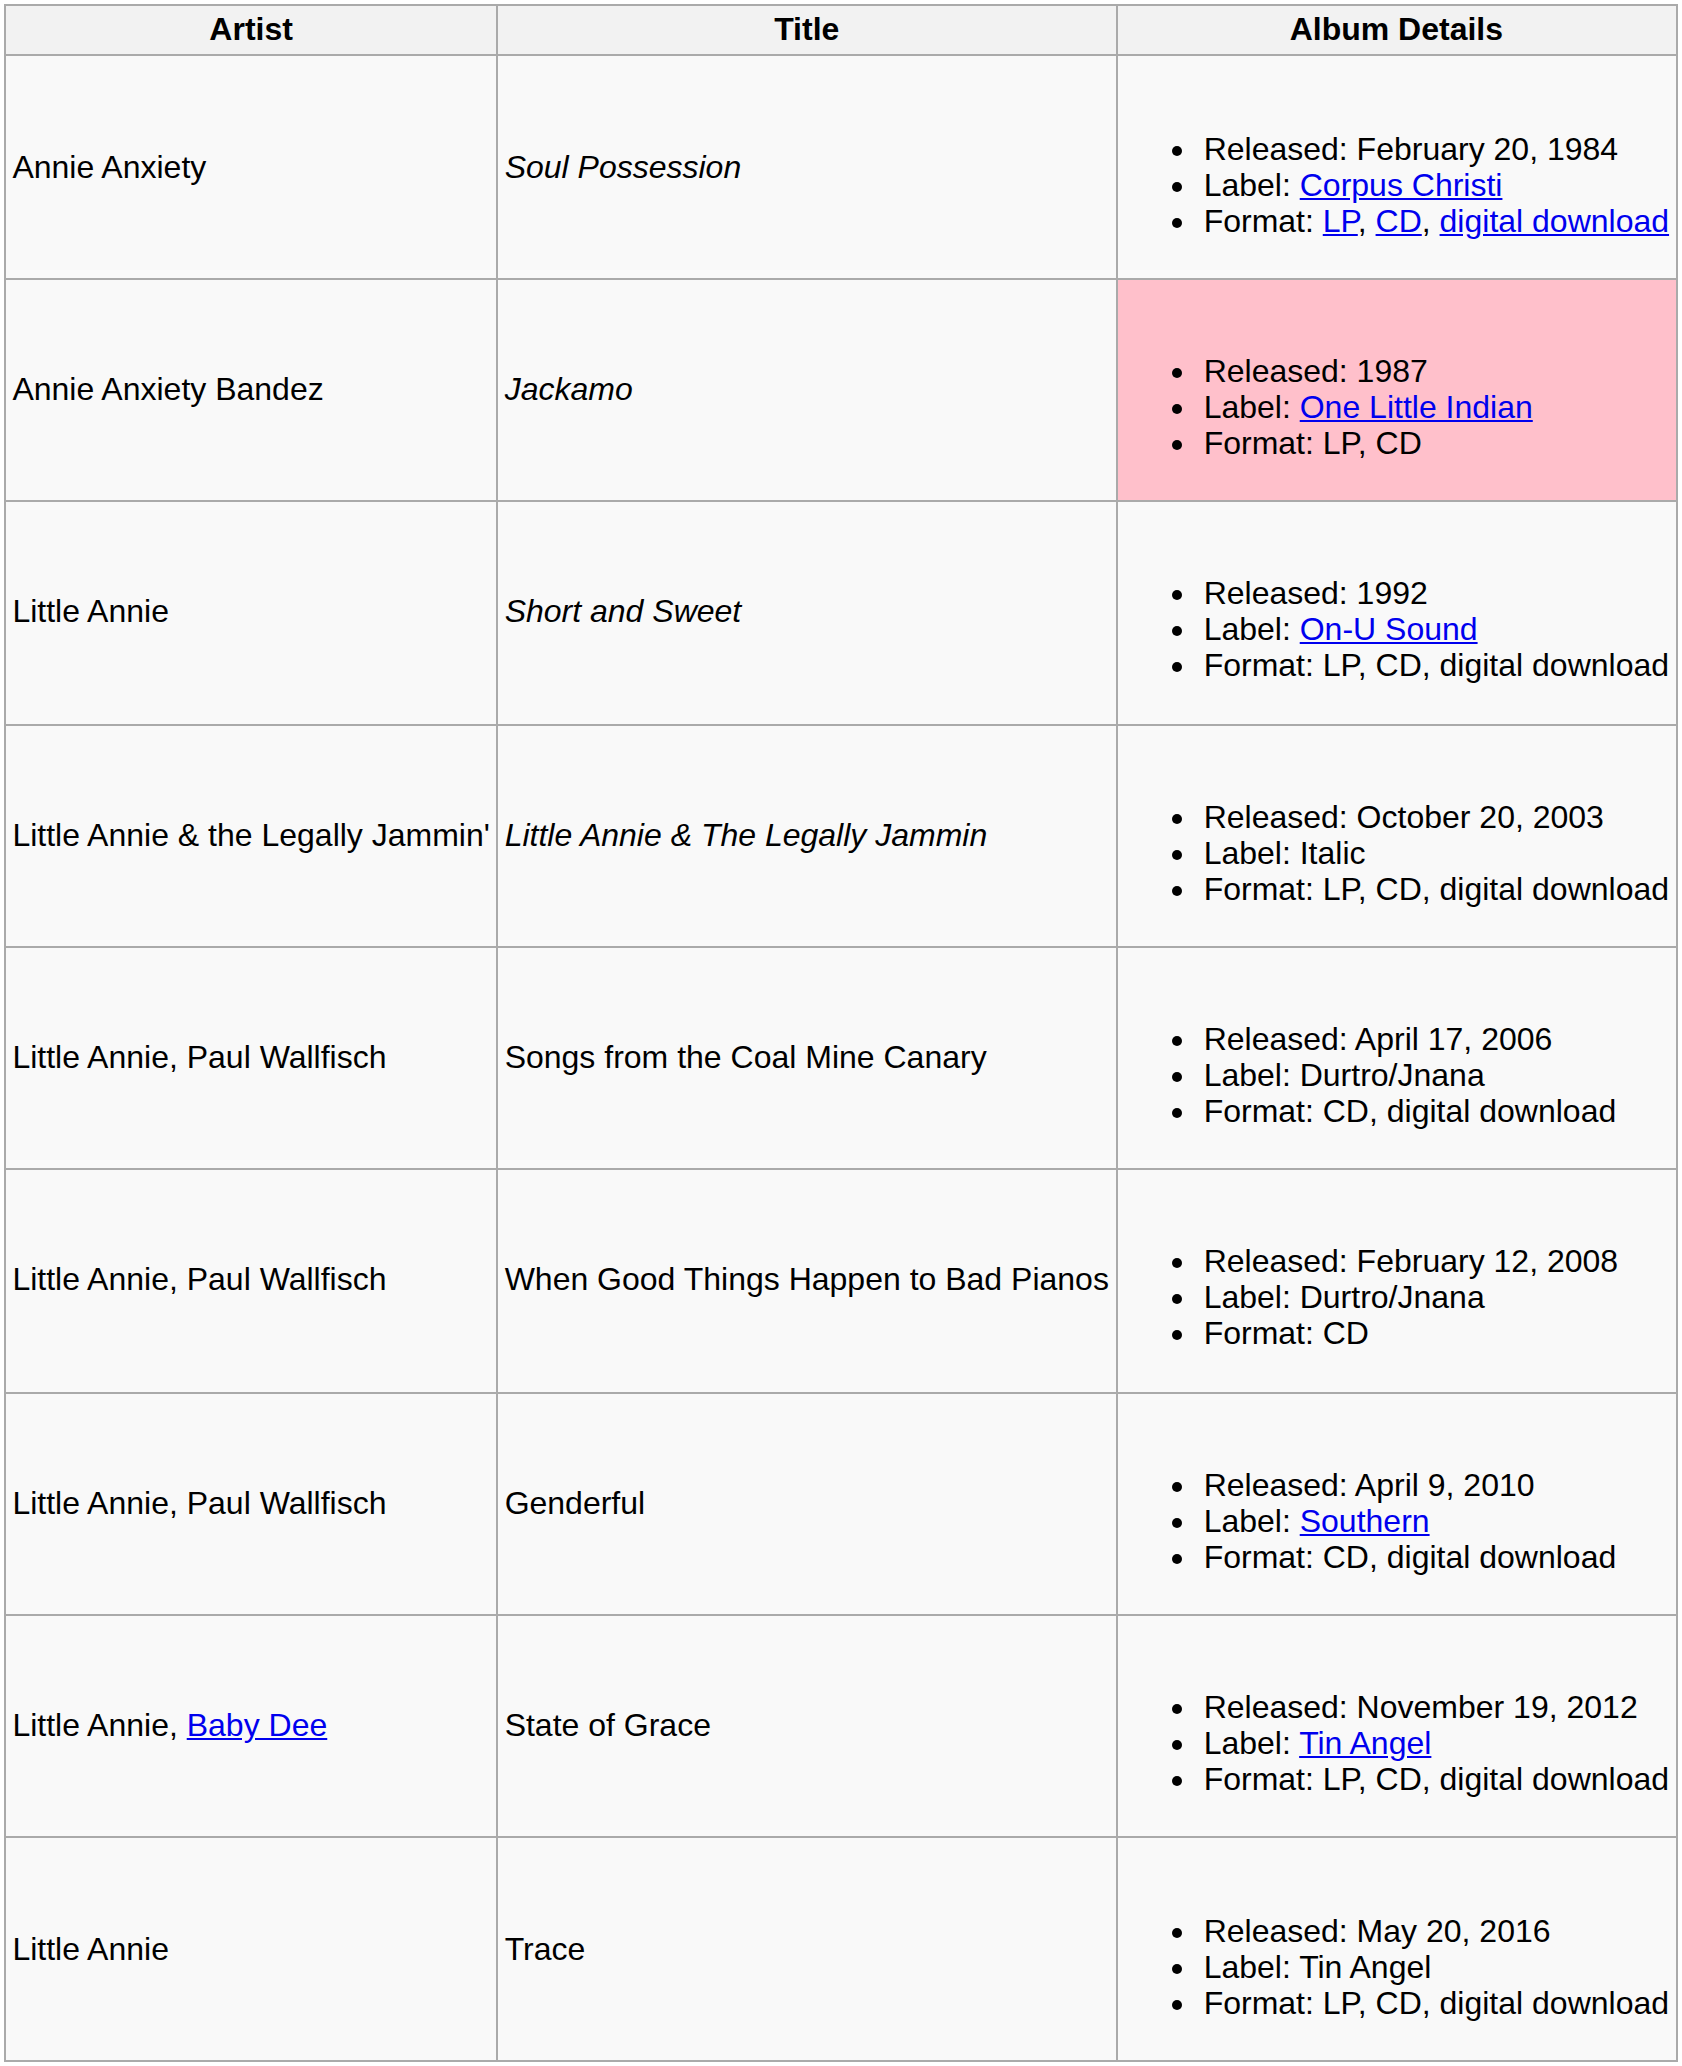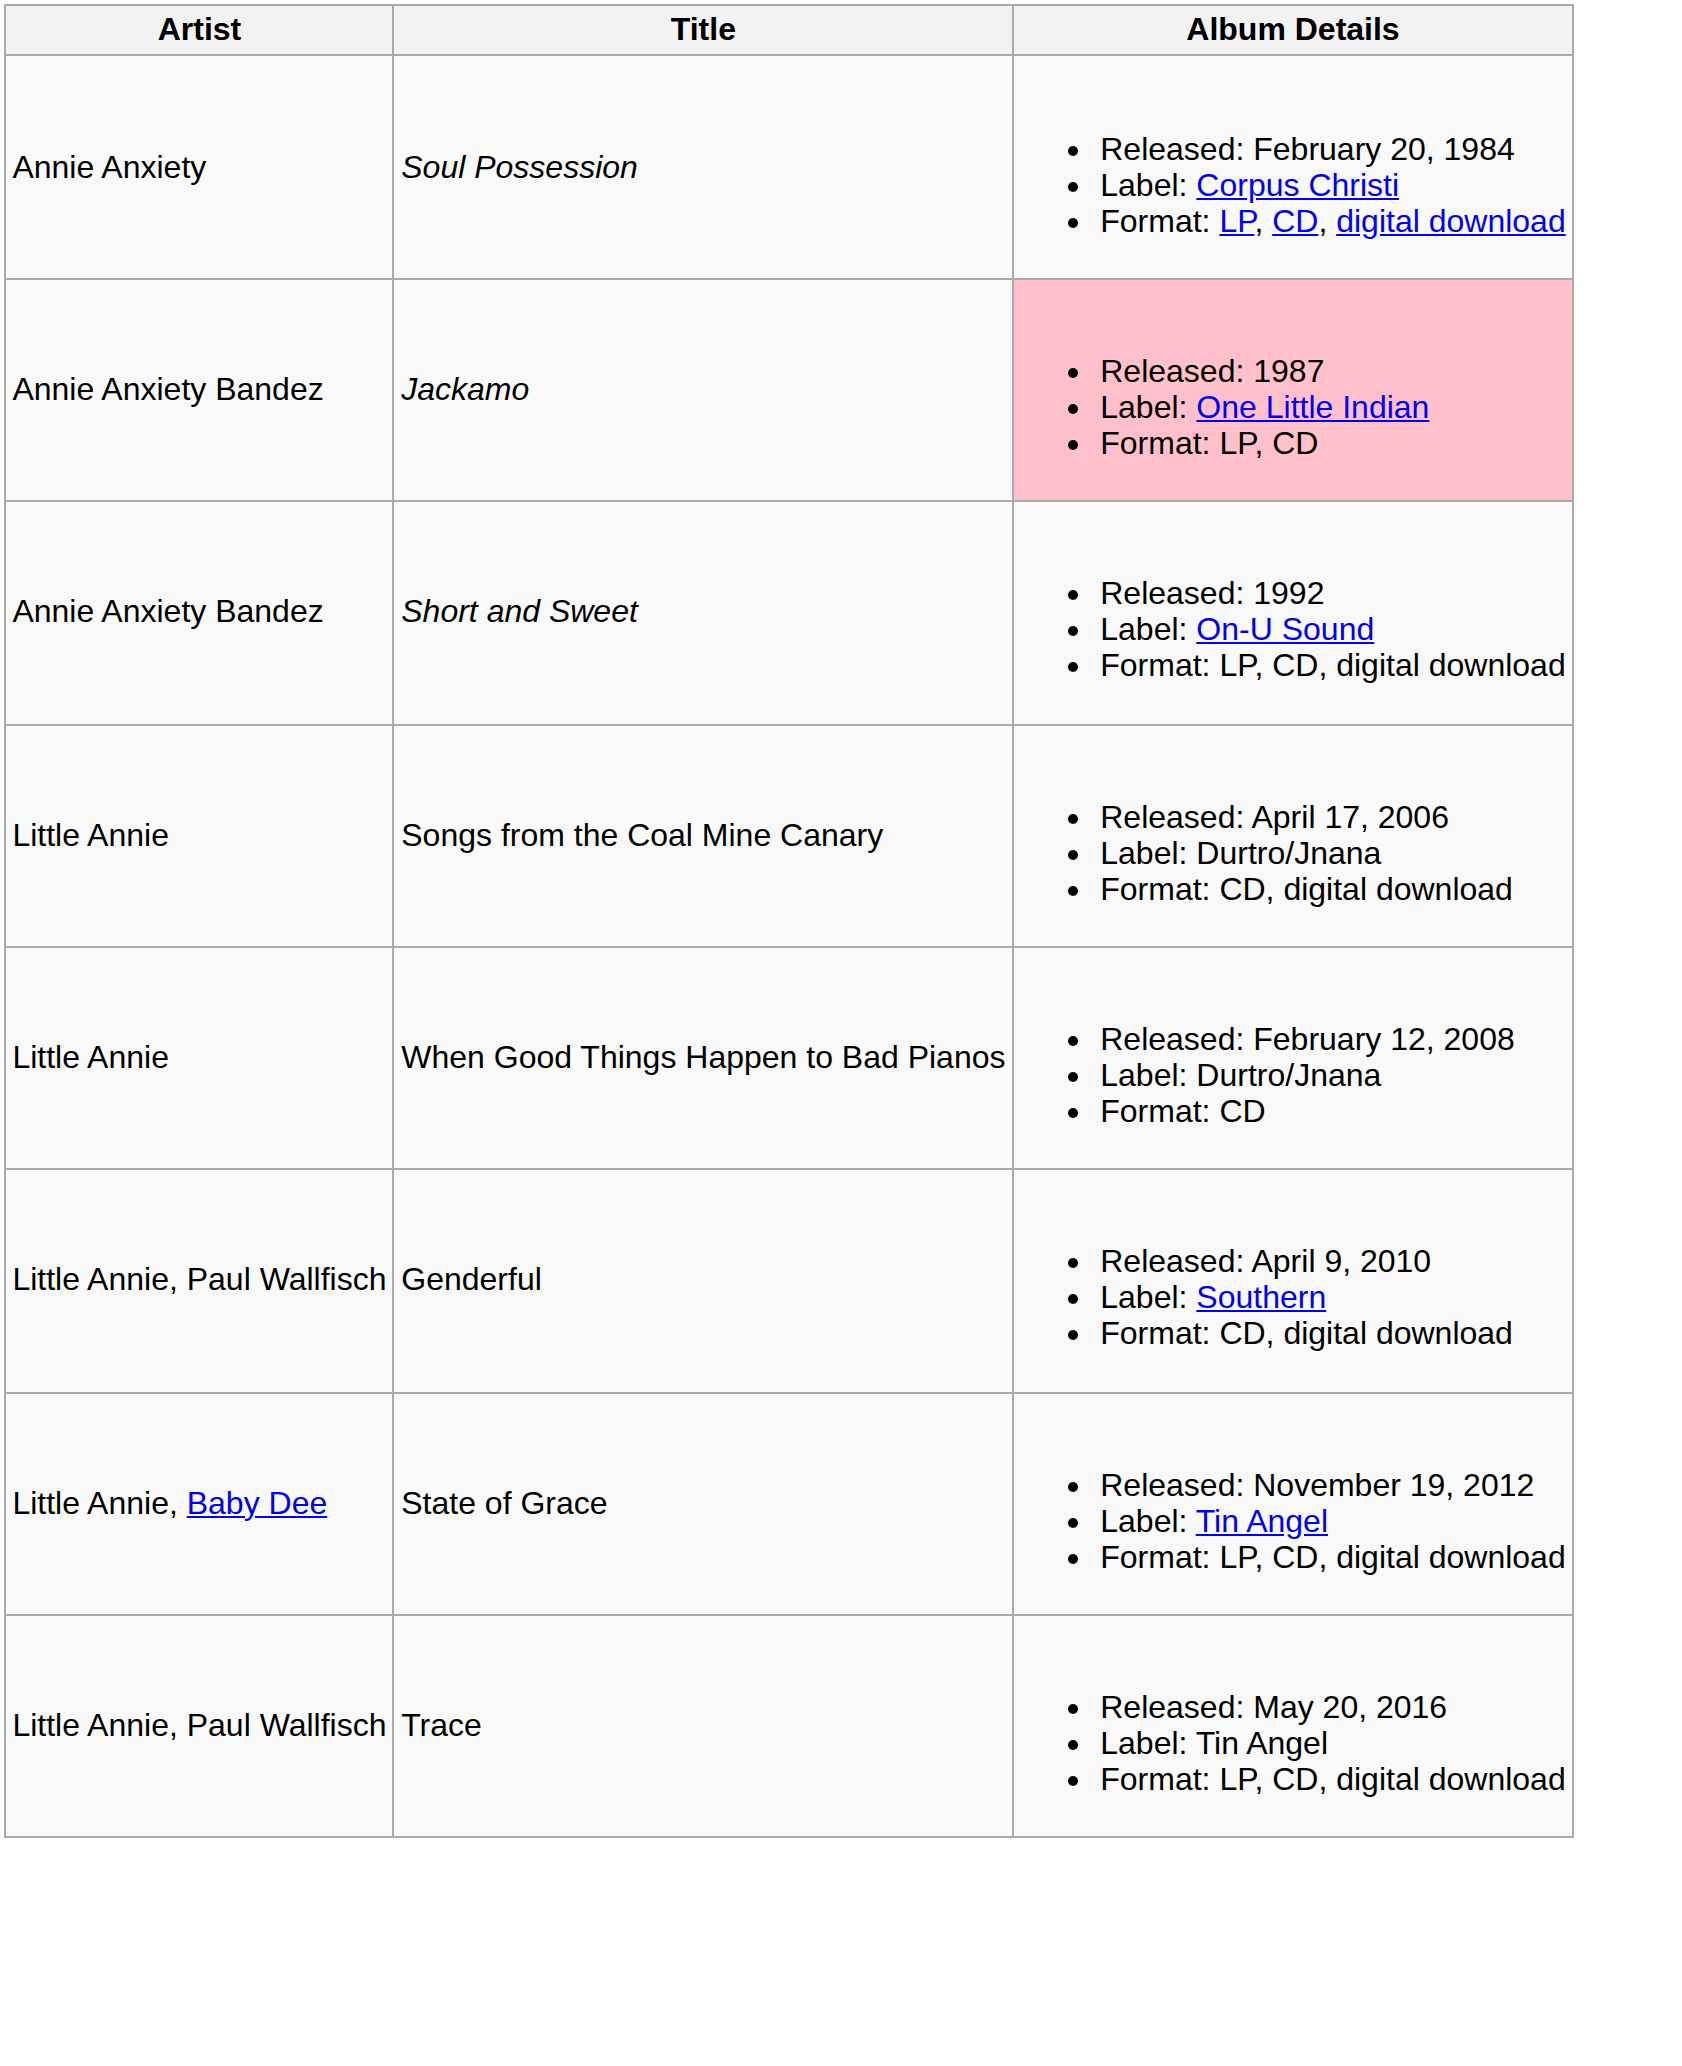(91, 612) Little Annie -> (168, 612) Annie Anxiety Bandez
- row: (746, 834)
(199, 1057) Little Annie, Paul Wallfisch -> (91, 834) Little Annie
(199, 1280) Little Annie, Paul Wallfisch -> (91, 1057) Little Annie
(91, 1948) Little Annie -> (199, 1725) Little Annie, Paul Wallfisch
